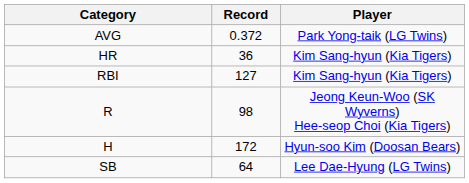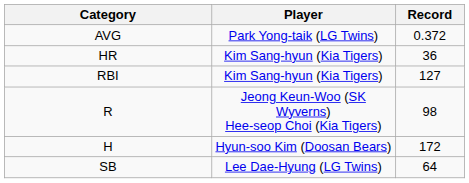columns swapped: (372, 14) <-> (246, 14)
